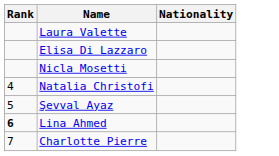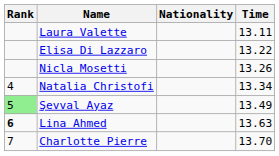+ column: (255, 14)
(10, 105) no background -> (10, 105) lightgreen background
